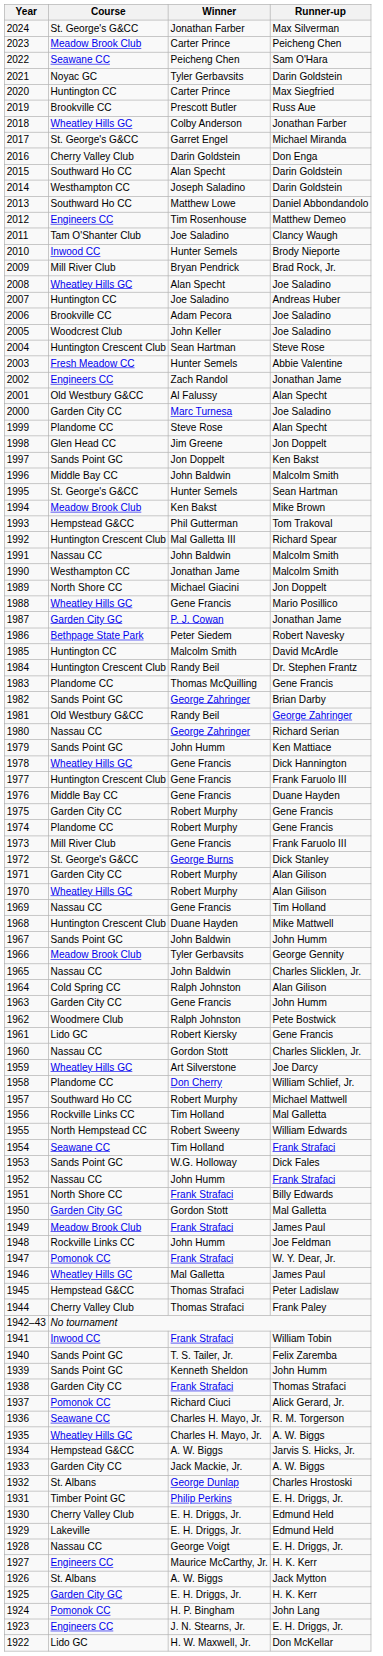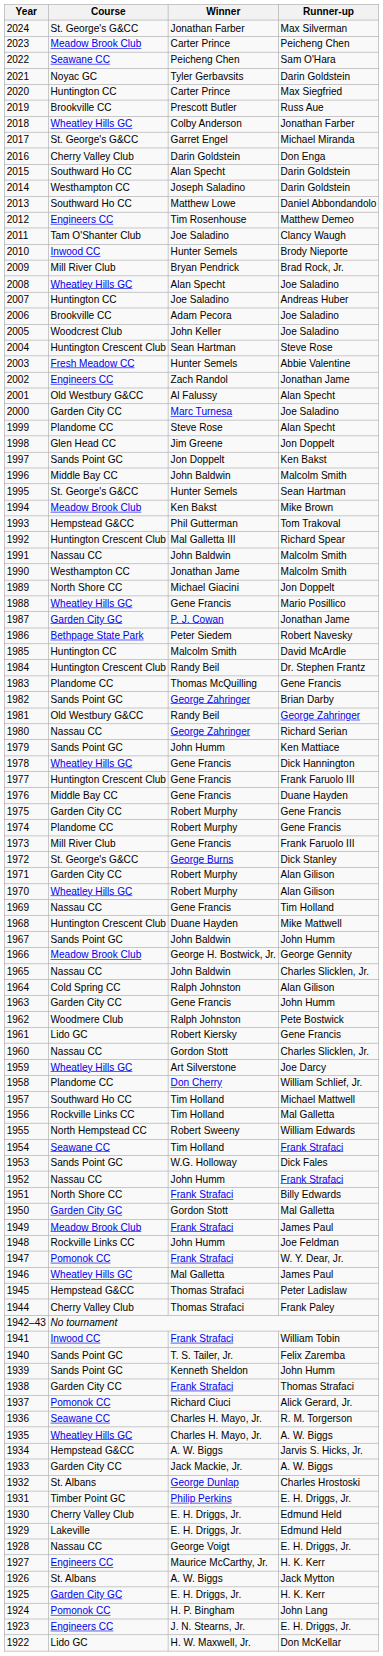(207, 955) Tyler Gerbavsits -> (223, 955) George H. Bostwick, Jr.
(204, 1099) Robert Murphy -> (197, 1099) Tim Holland
